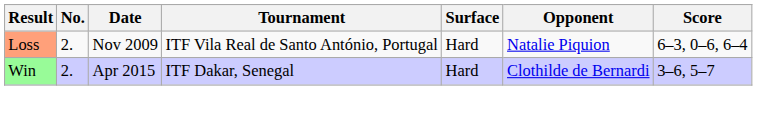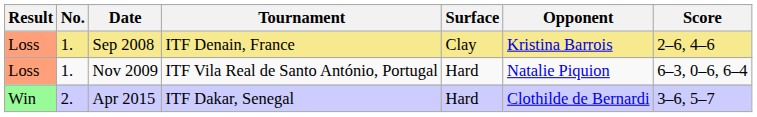+ row: (123, 44)
(67, 44) 2. -> (67, 70) 1.
